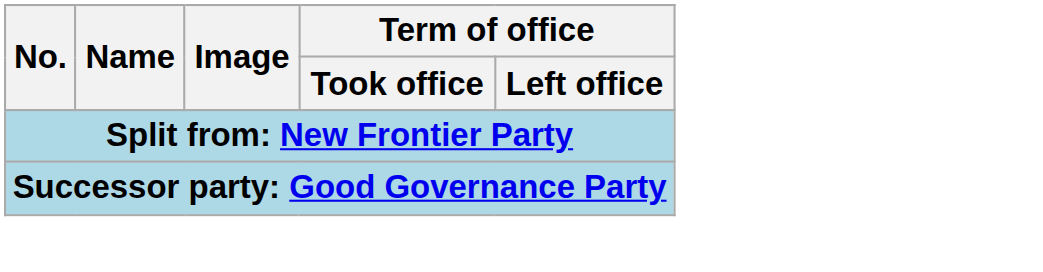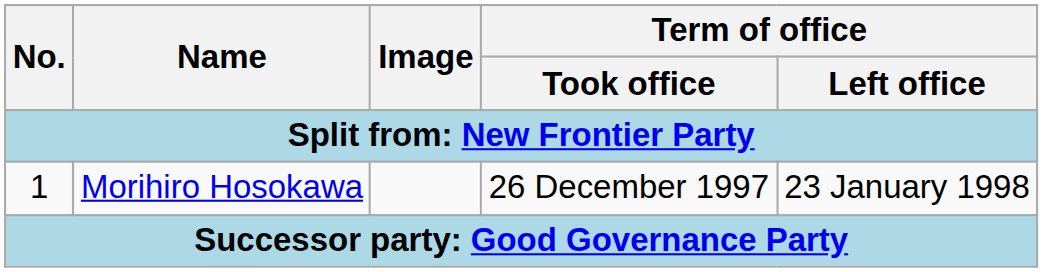+ row: (39, 187)
